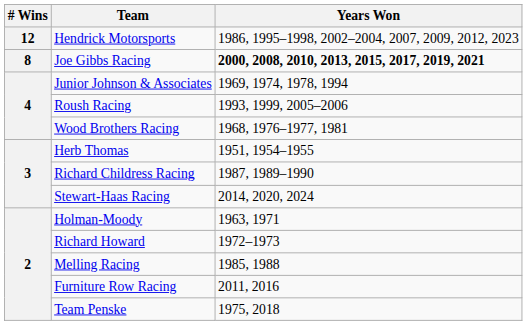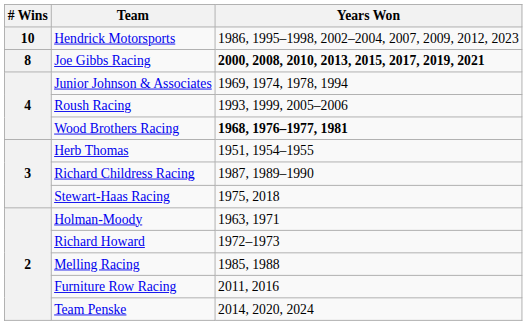(28, 38) 12 -> (28, 38) 10
(283, 128) normal -> (283, 128) bold
(266, 196) 2014, 2020, 2024 -> (249, 196) 1975, 2018
(249, 309) 1975, 2018 -> (266, 309) 2014, 2020, 2024
